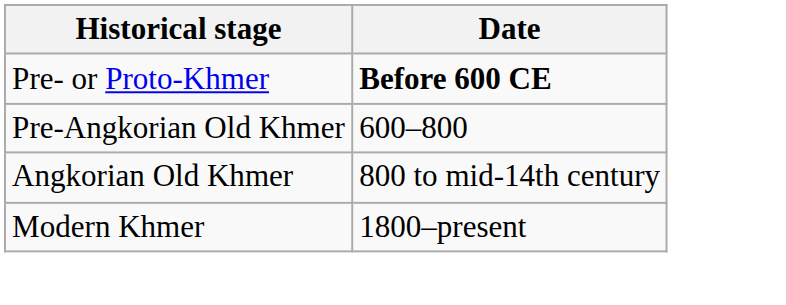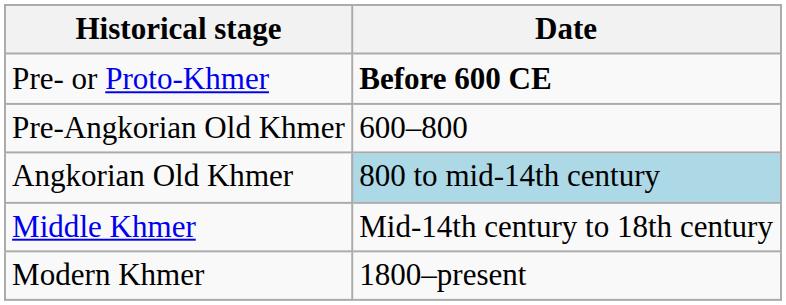(510, 176) no background -> (510, 176) lightblue background
+ row: (104, 226)
